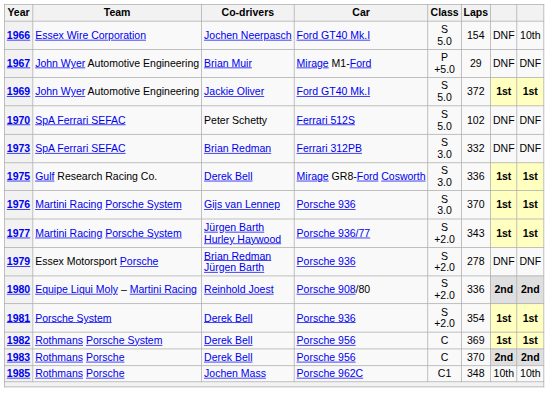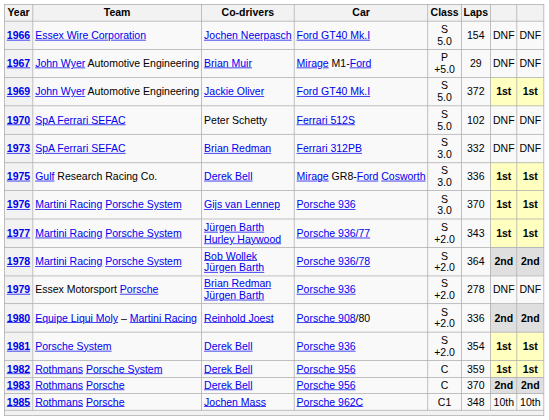(530, 36) 10th -> (530, 36) DNF
+ row: (19, 262)
(476, 341) 369 -> (476, 369) 359
